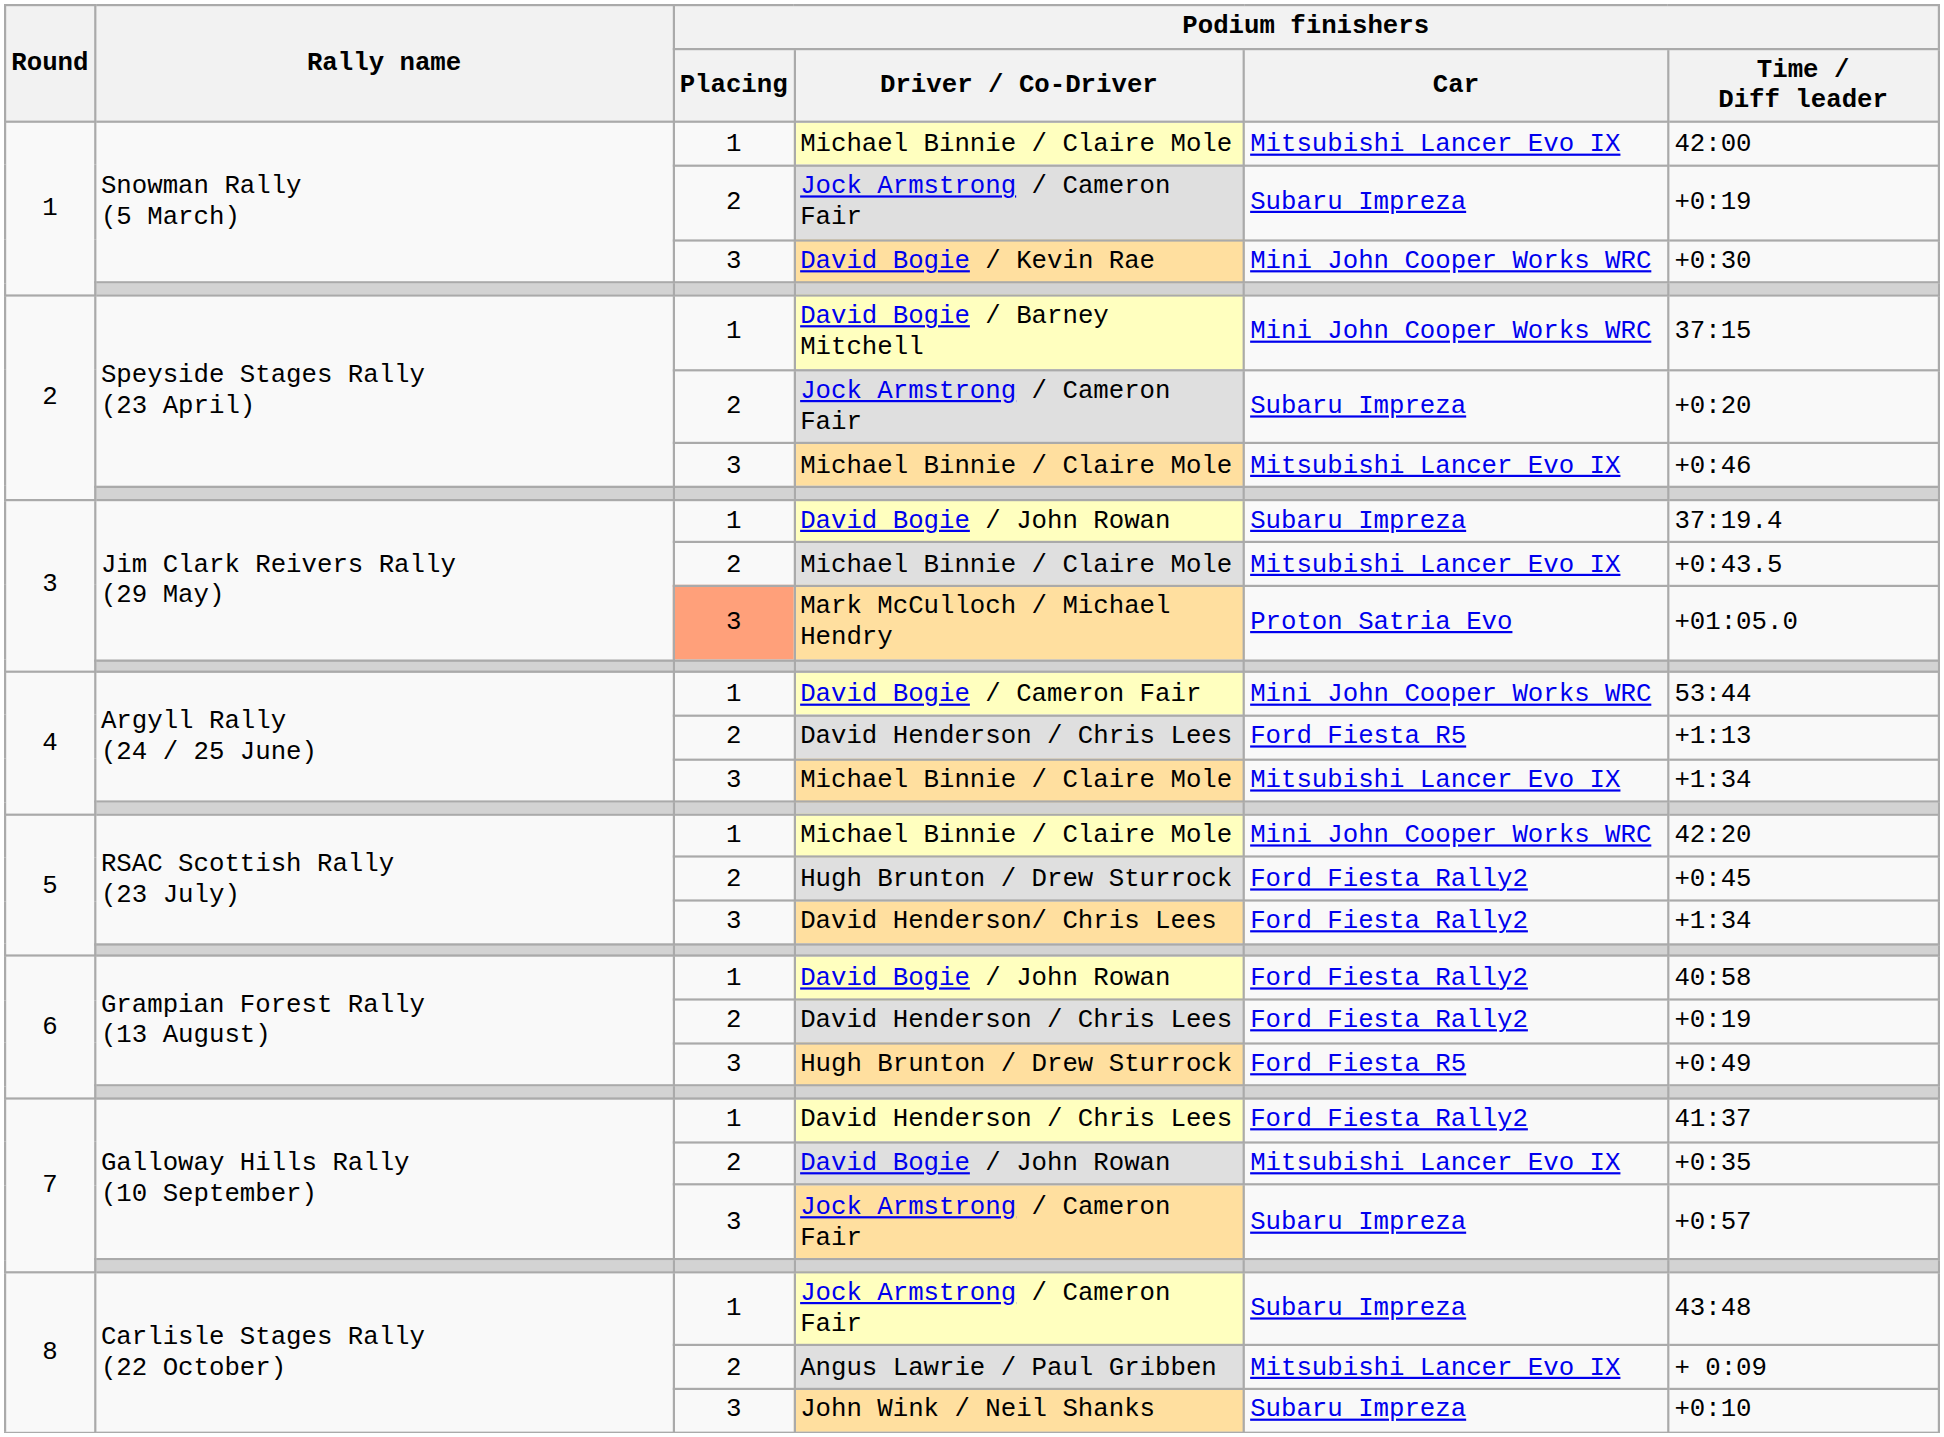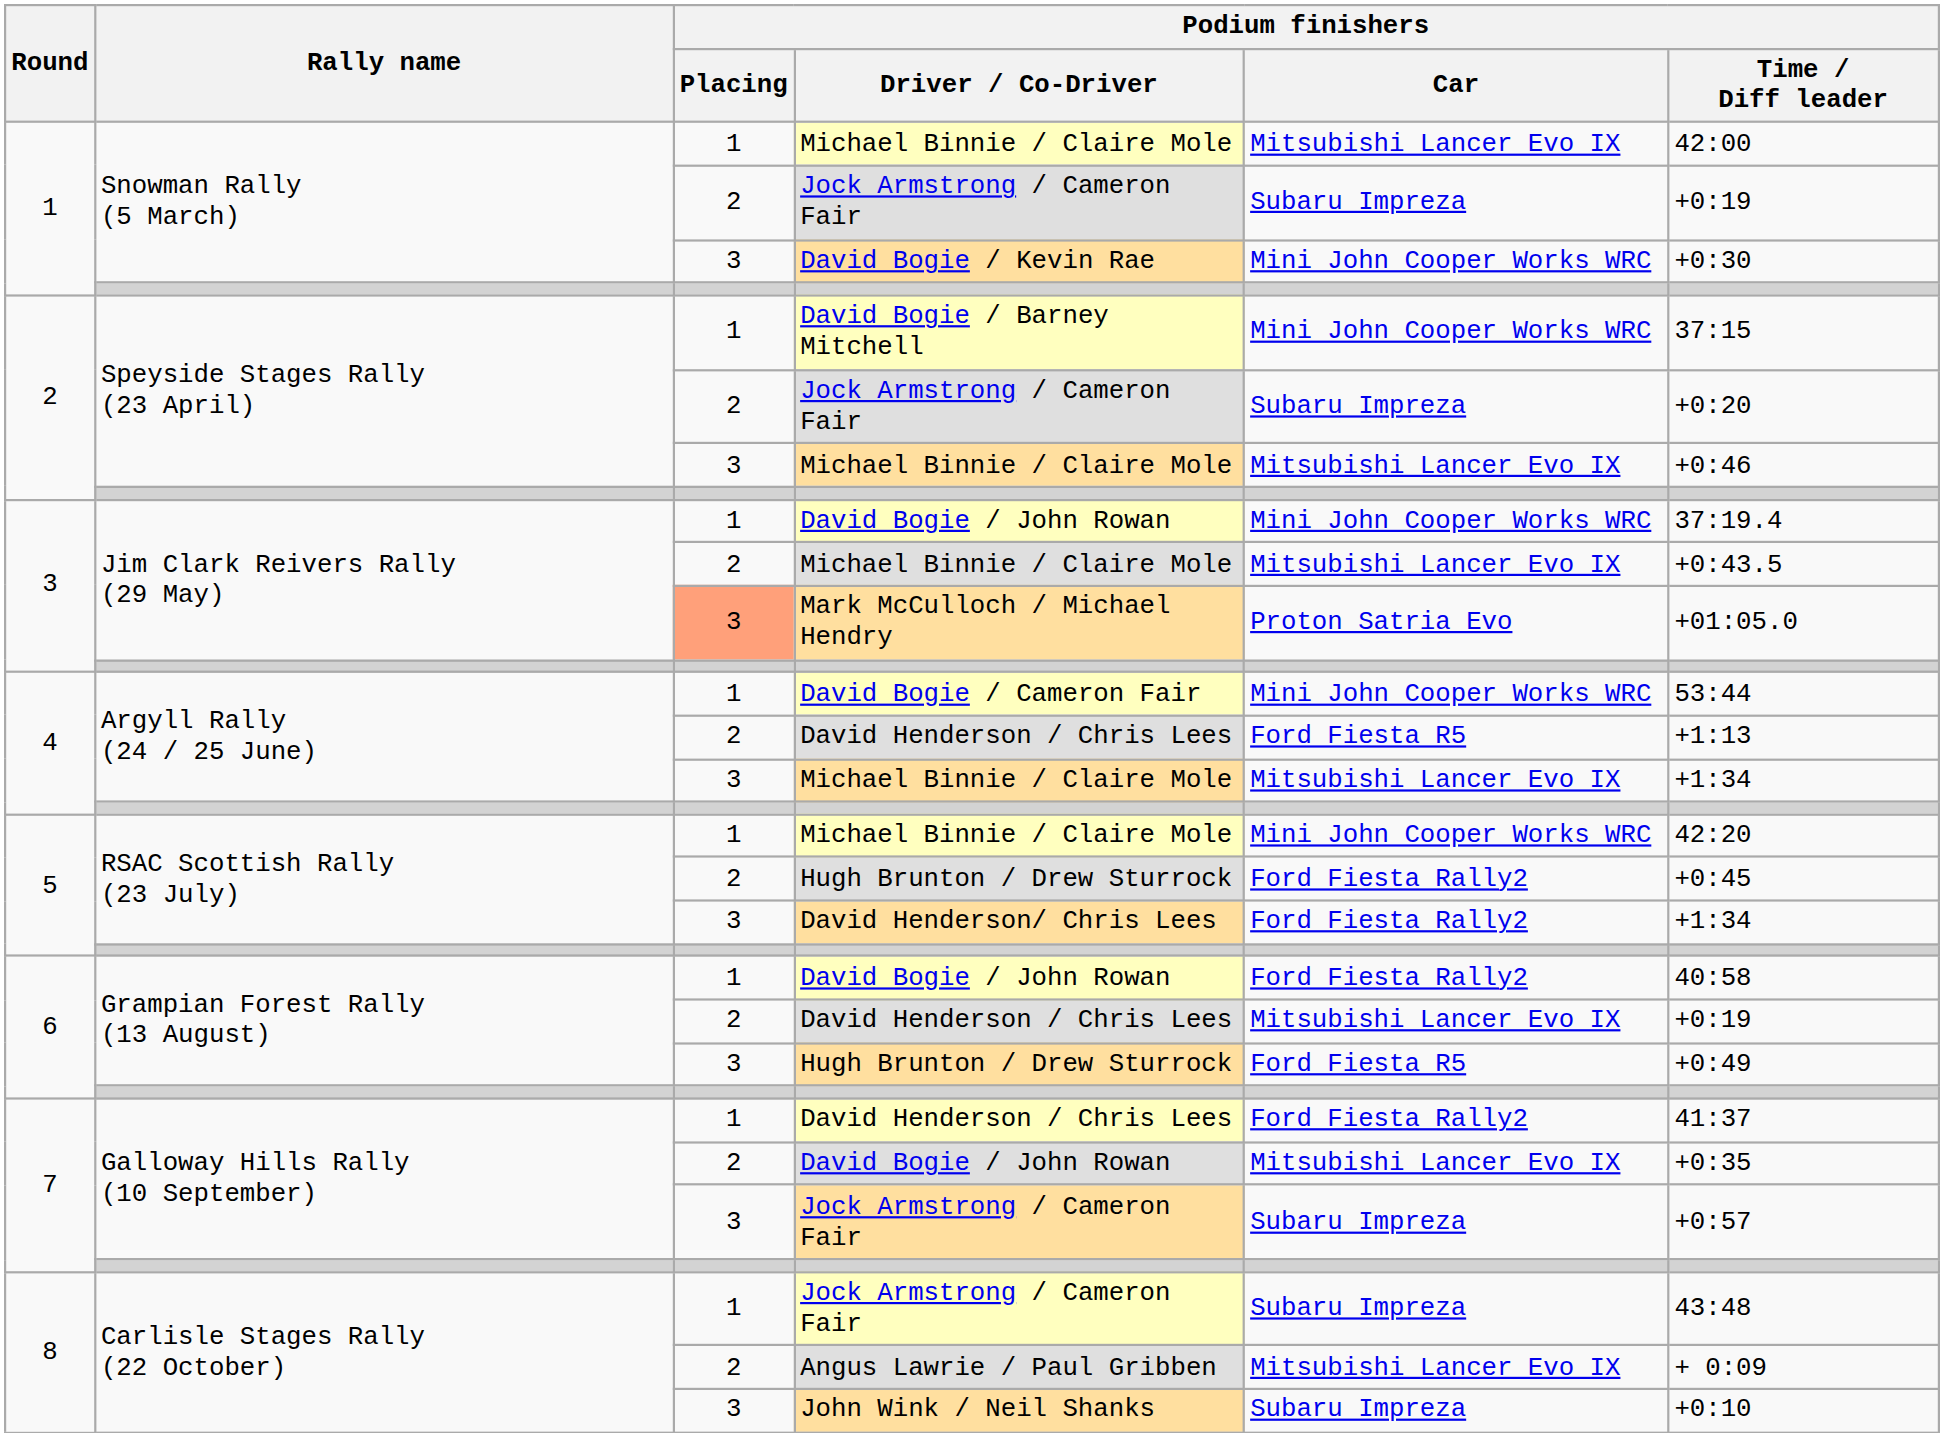(1358, 520) Subaru Impreza -> (1451, 520) Mini John Cooper Works WRC
(1389, 1021) Ford Fiesta Rally2 -> (1435, 1021) Mitsubishi Lancer Evo IX
